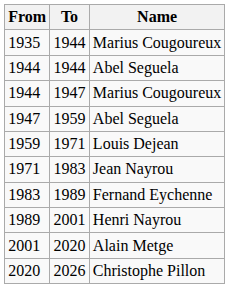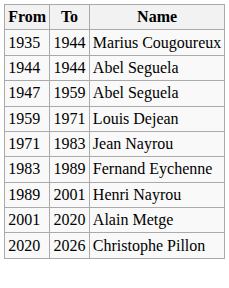- row: (24, 93)
